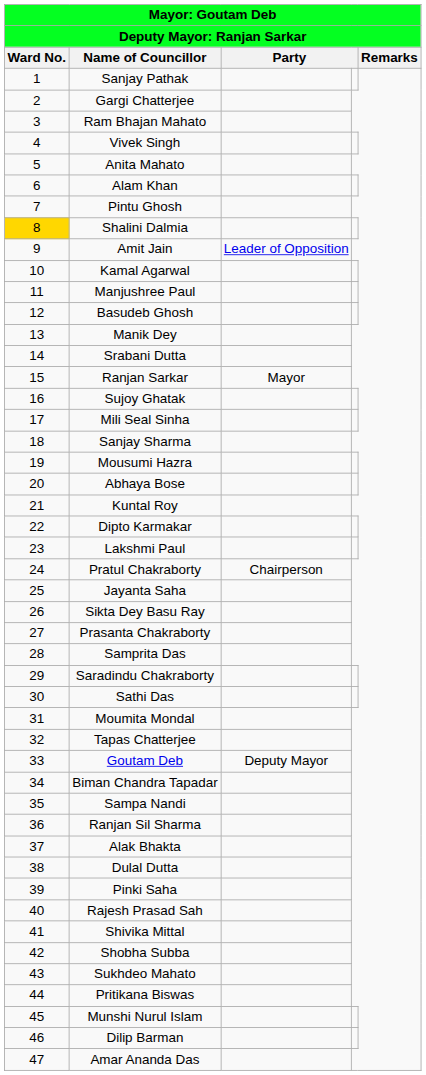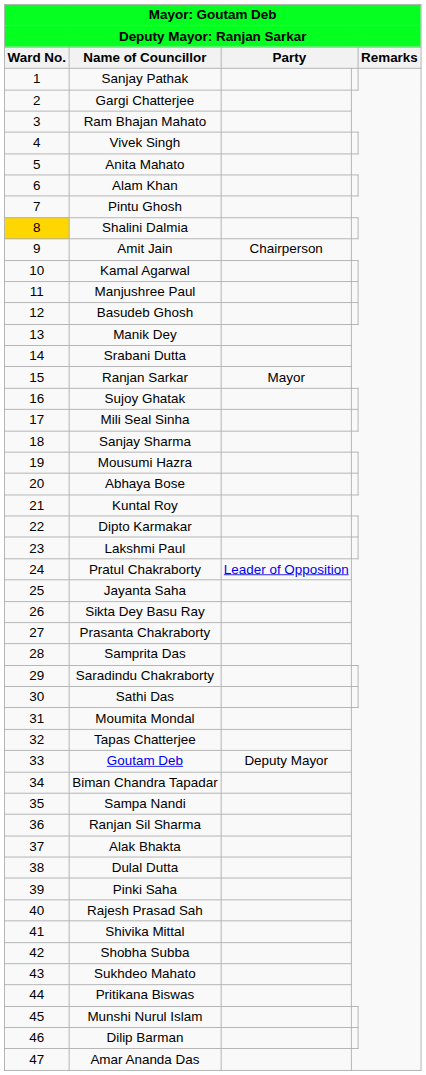(286, 249) Leader of Opposition -> (286, 249) Chairperson
(286, 569) Chairperson -> (286, 569) Leader of Opposition
